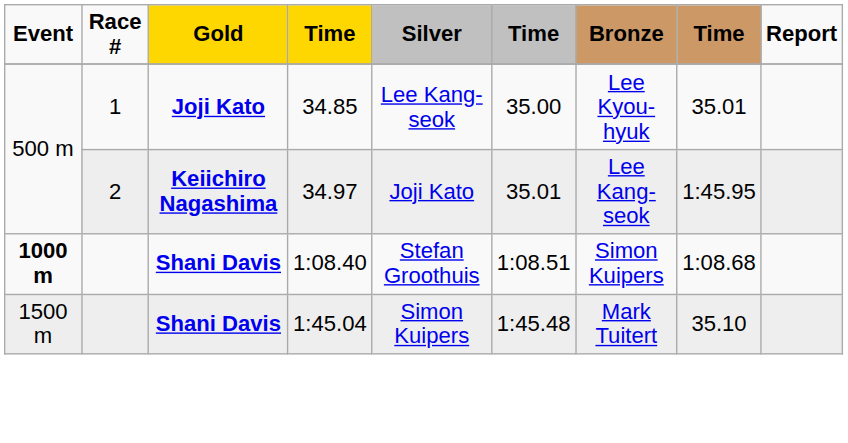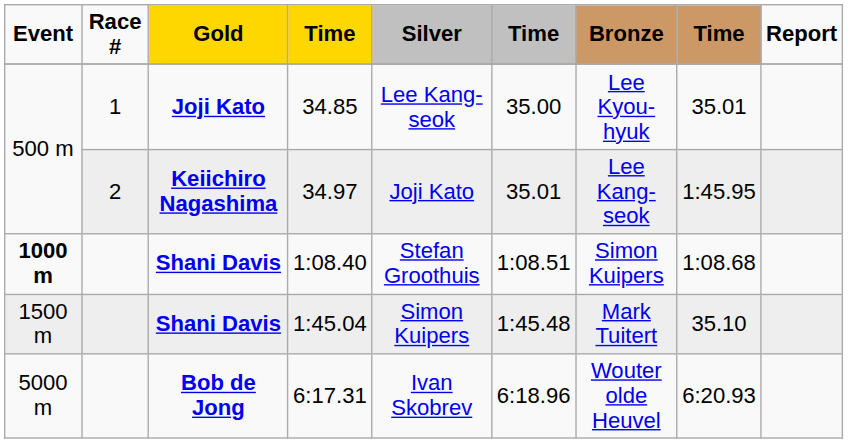+ row: (330, 395)
